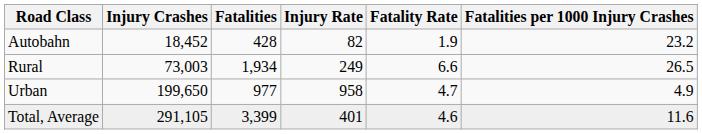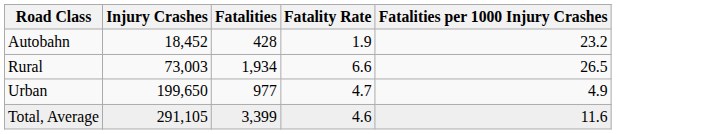- column: (323, 16)
